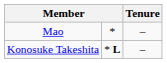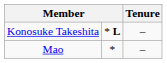rows swapped: (53, 49) <-> (53, 31)
